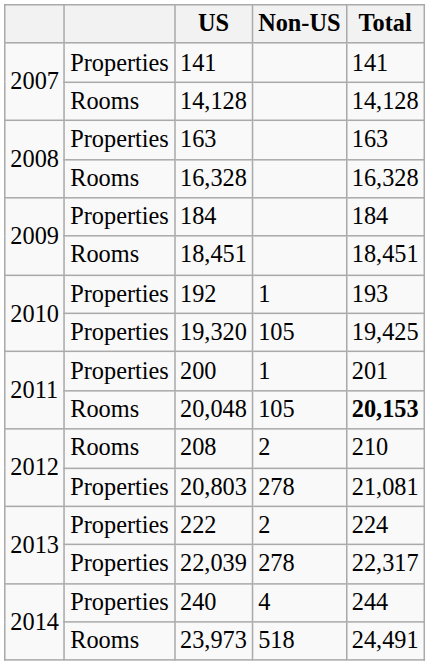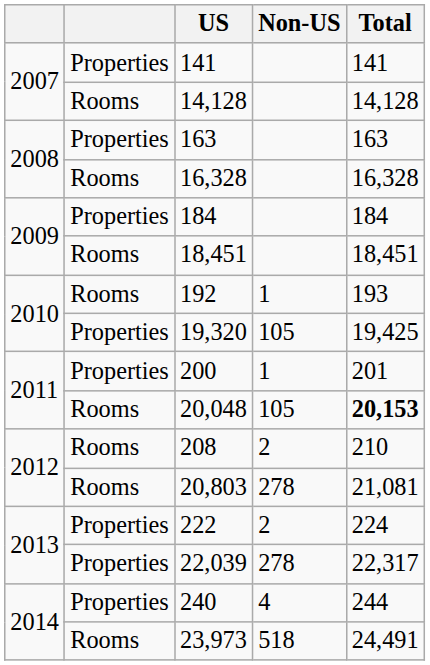(120, 293) Properties -> (105, 293) Rooms
(120, 486) Properties -> (105, 486) Rooms
